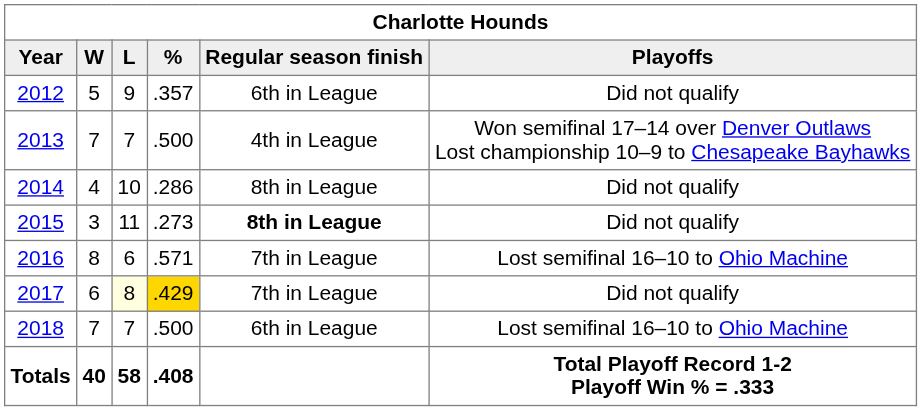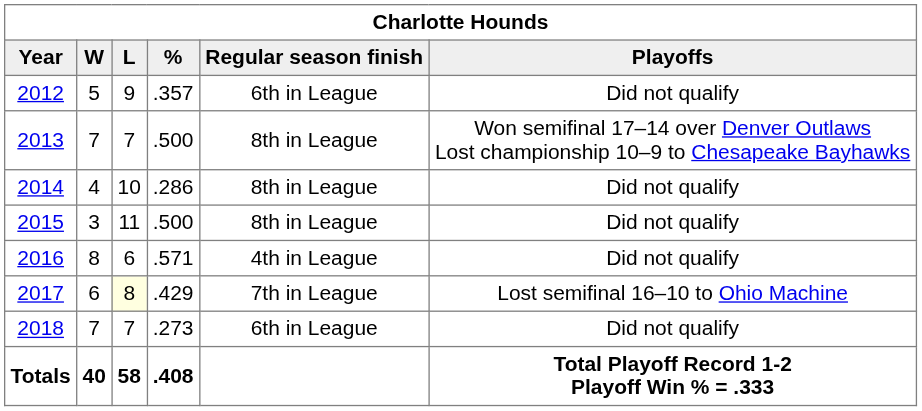(314, 140) 4th in League -> (314, 140) 8th in League
(173, 222) .273 -> (173, 222) .500
(314, 222) bold -> (314, 222) normal
(314, 257) 7th in League -> (314, 257) 4th in League
(673, 257) Lost semifinal 16–10 to Ohio Machine -> (673, 257) Did not qualify
(173, 293) gold background -> (173, 293) no background
(673, 293) Did not qualify -> (673, 293) Lost semifinal 16–10 to Ohio Machine
(173, 328) .500 -> (173, 328) .273
(673, 328) Lost semifinal 16–10 to Ohio Machine -> (673, 328) Did not qualify
